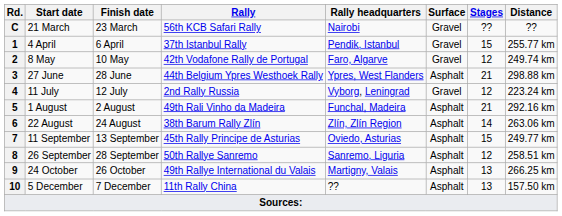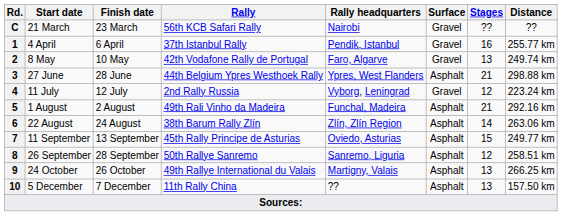(486, 44) 15 -> (486, 44) 16
(486, 59) 12 -> (486, 59) 13
